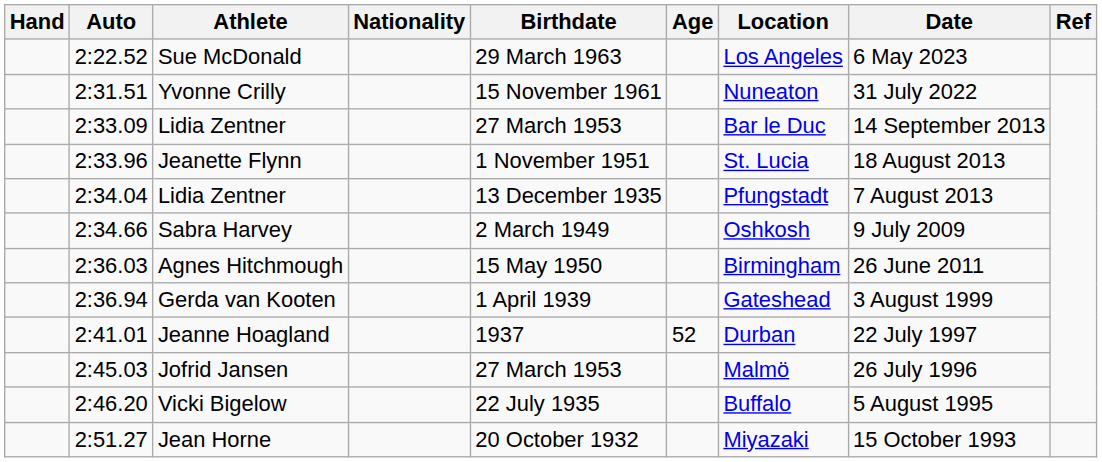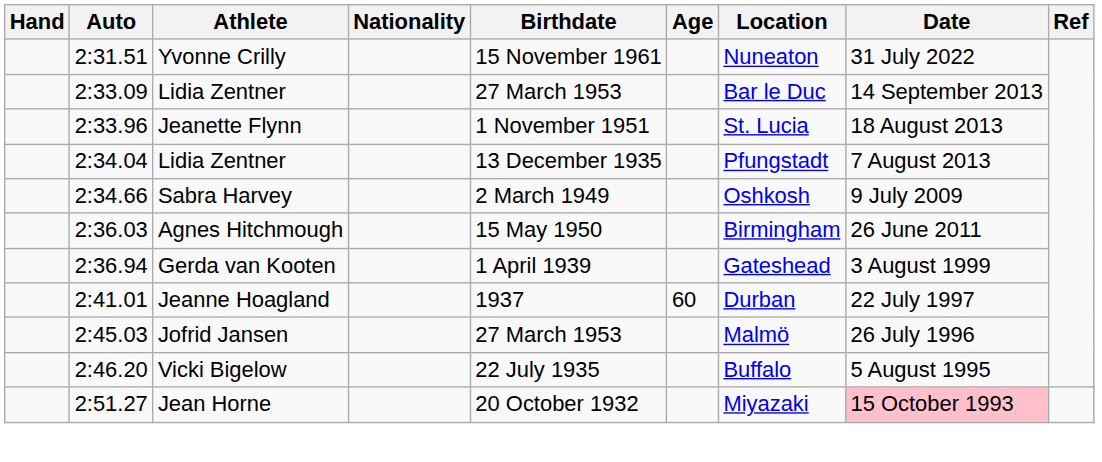- row: (111, 56)
(684, 334) 52 -> (684, 299) 60
(935, 439) no background -> (932, 404) pink background
